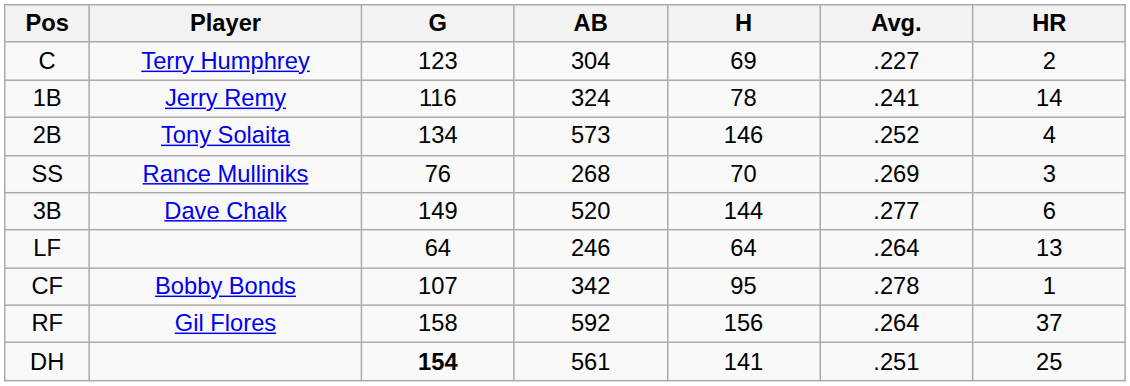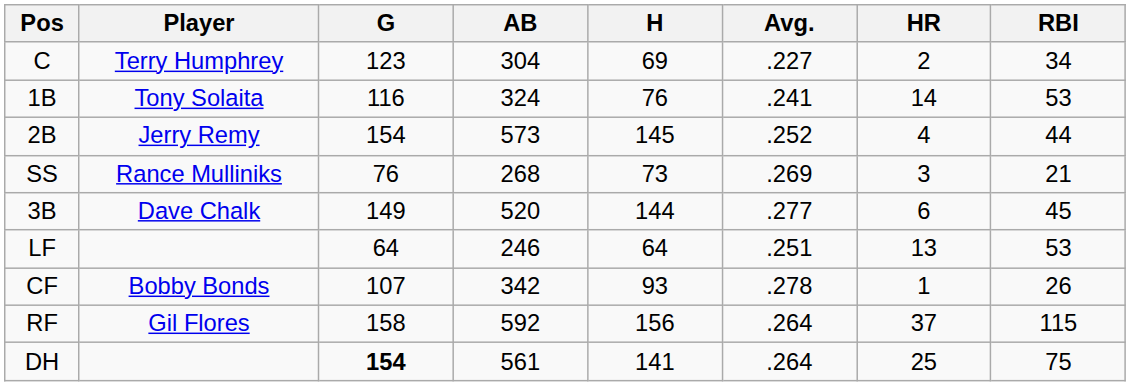+ column: (1058, 23)
(226, 98) Jerry Remy -> (199, 98) Tony Solaita
(744, 98) 78 -> (655, 98) 76
(226, 135) Tony Solaita -> (199, 135) Jerry Remy
(438, 135) 134 -> (386, 135) 154
(744, 135) 146 -> (655, 135) 145
(744, 173) 70 -> (655, 173) 73
(896, 248) .264 -> (789, 248) .251
(744, 286) 95 -> (655, 286) 93
(896, 361) .251 -> (789, 361) .264
